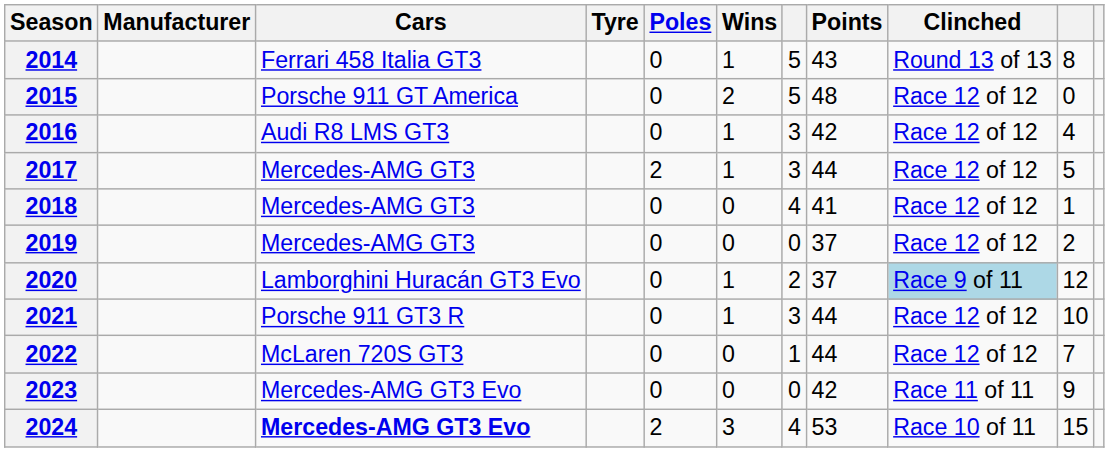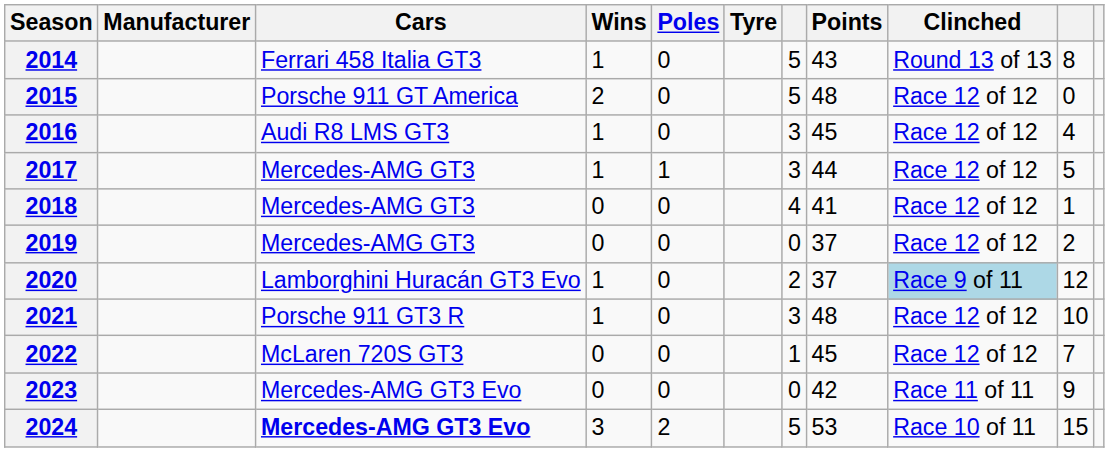columns swapped: (615, 22) <-> (750, 22)
(824, 133) 42 -> (824, 133) 45
(656, 170) 2 -> (664, 170) 1
(824, 317) 44 -> (824, 317) 48
(824, 354) 44 -> (824, 354) 45
(794, 427) 4 -> (794, 427) 5
